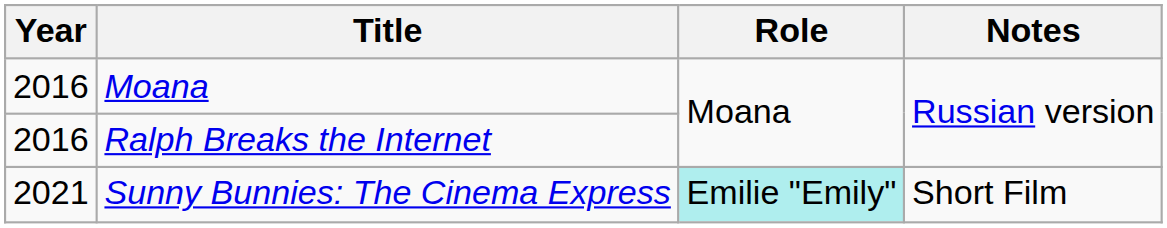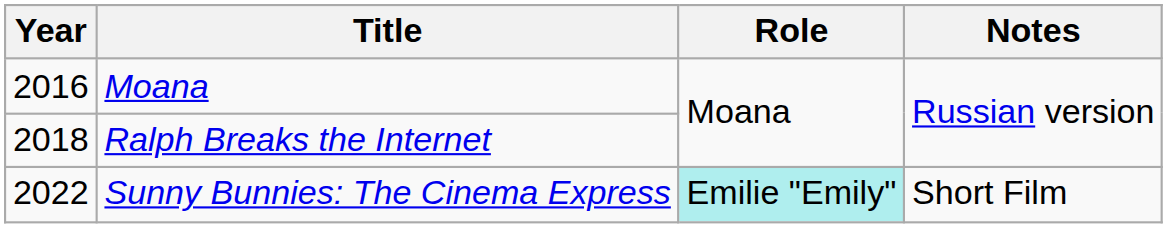(51, 139) 2016 -> (51, 139) 2018
(51, 193) 2021 -> (51, 193) 2022
